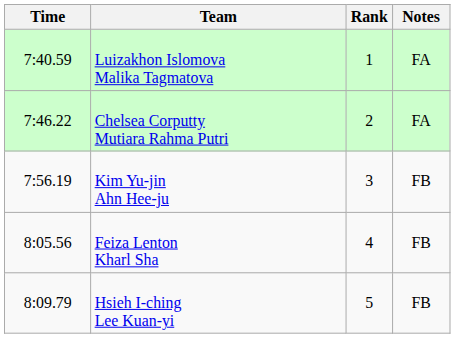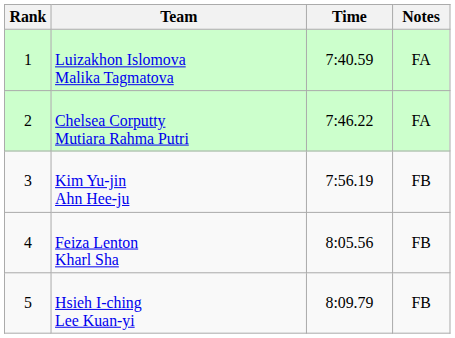columns swapped: (369, 17) <-> (48, 17)
